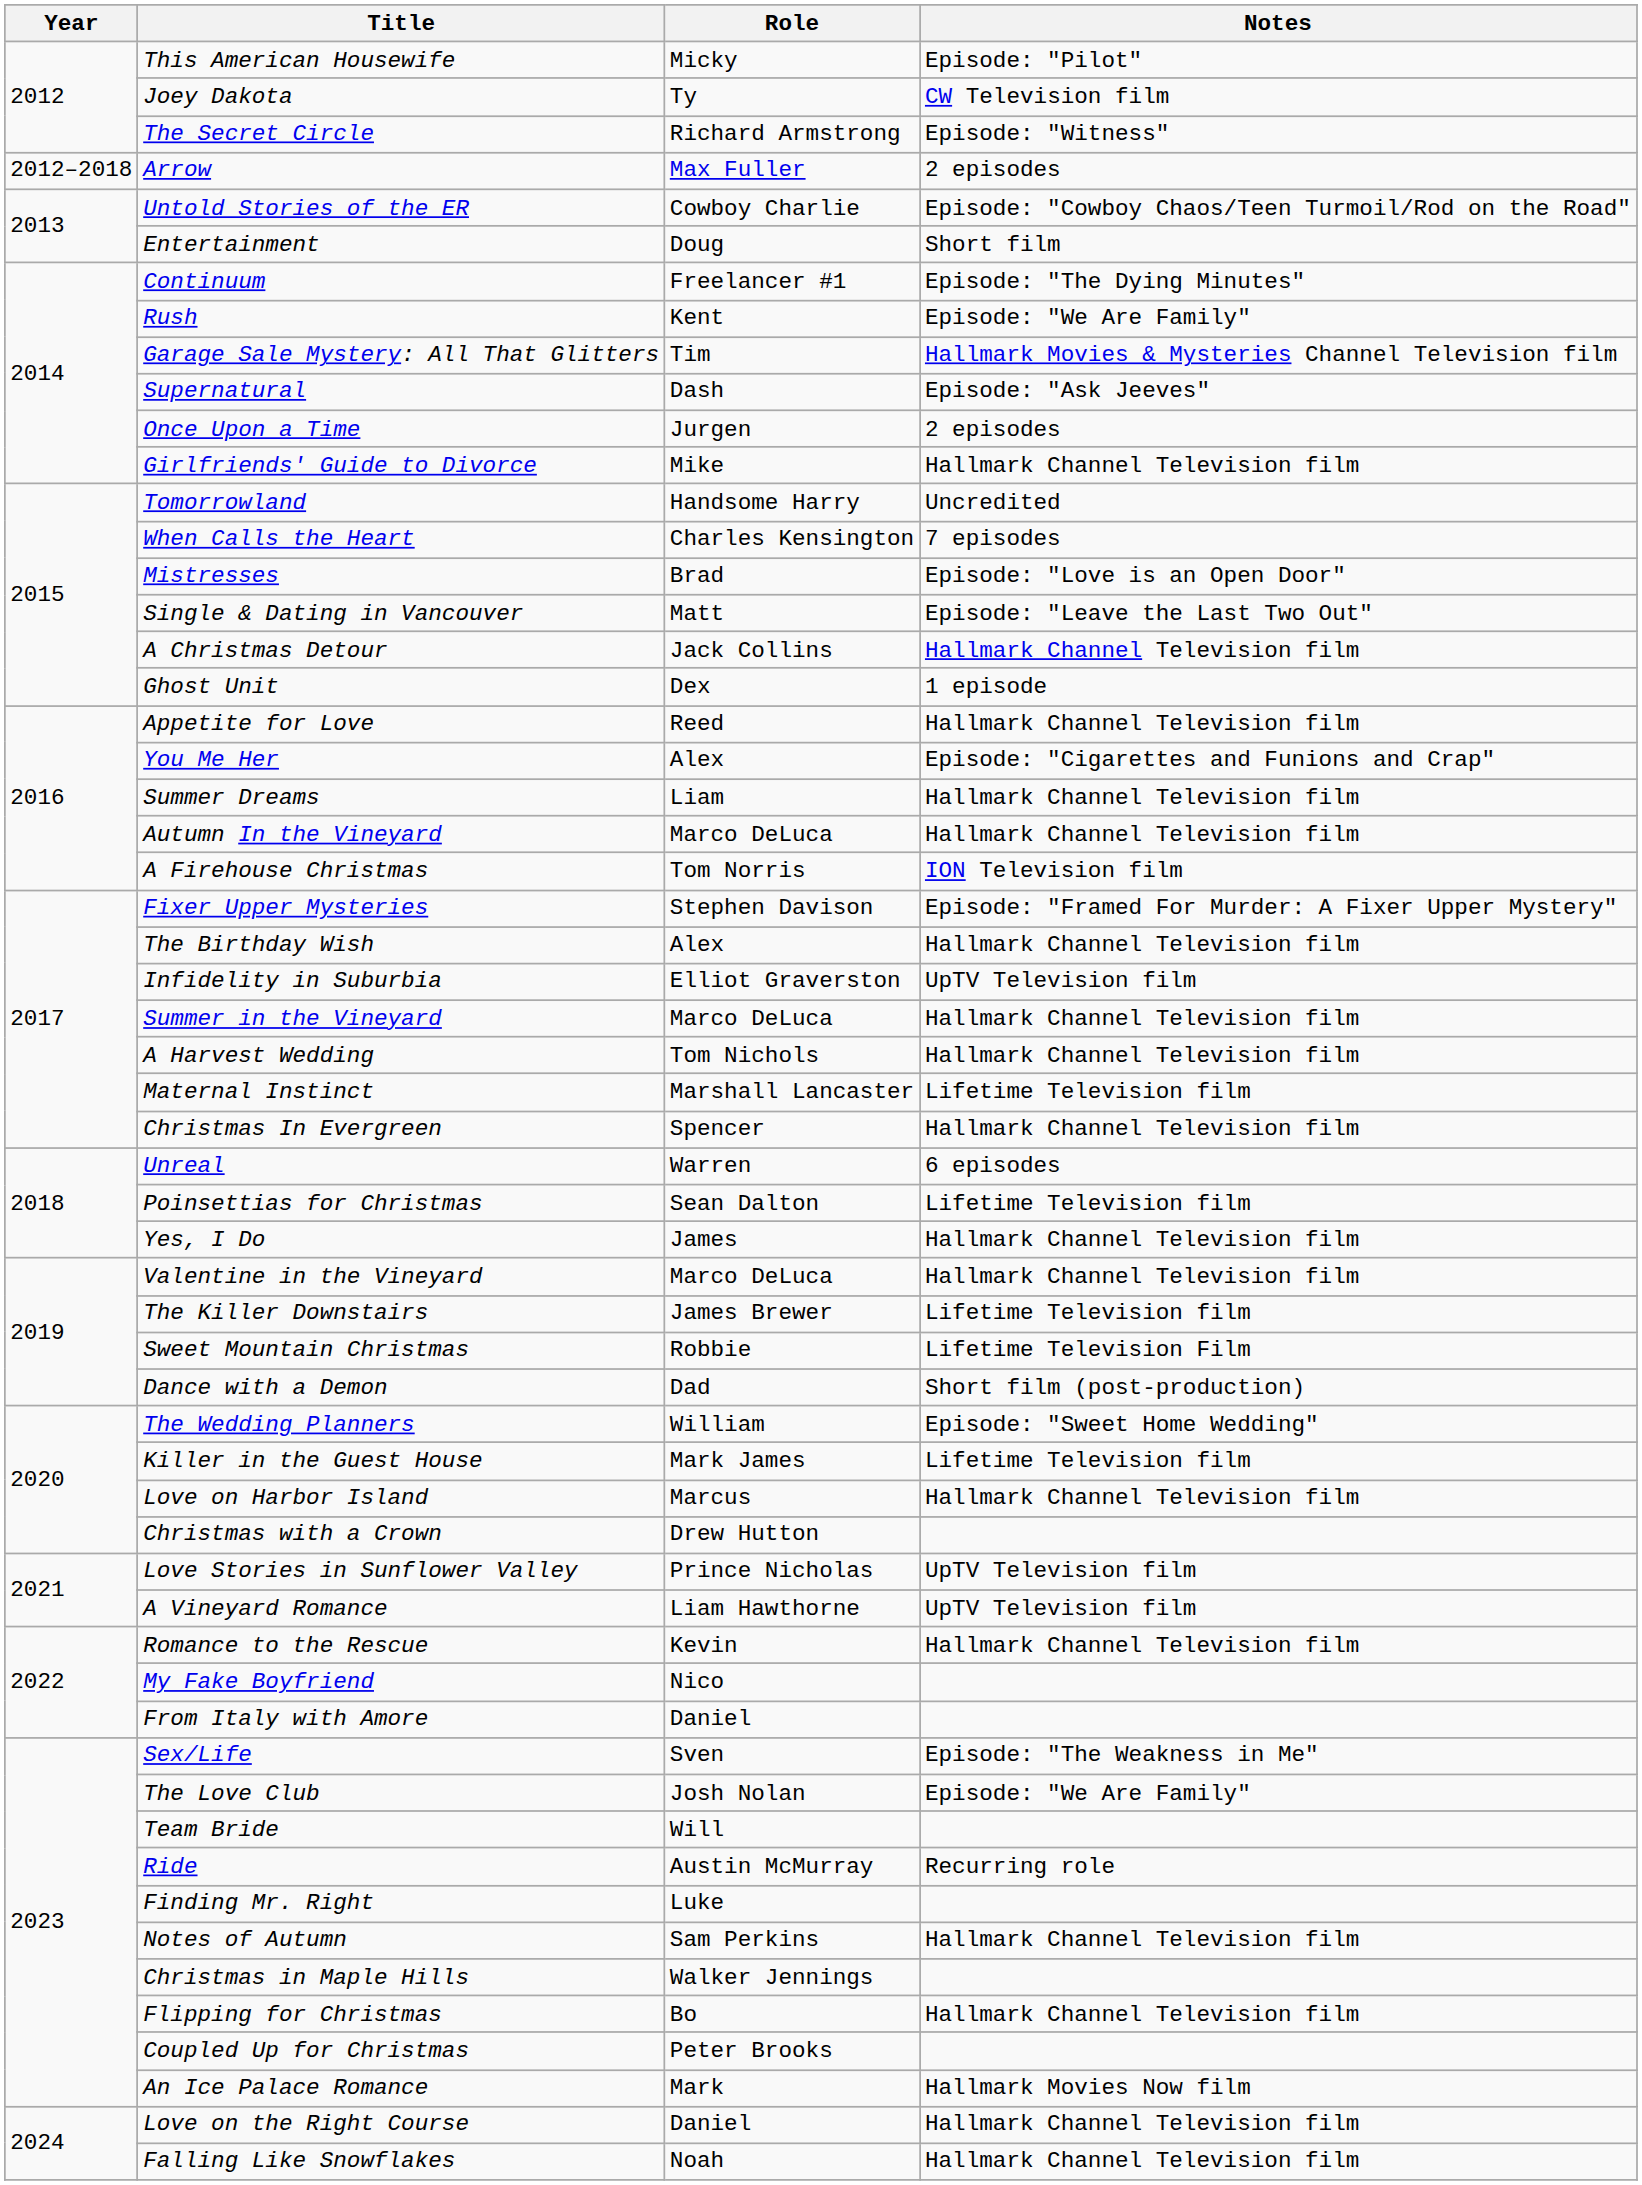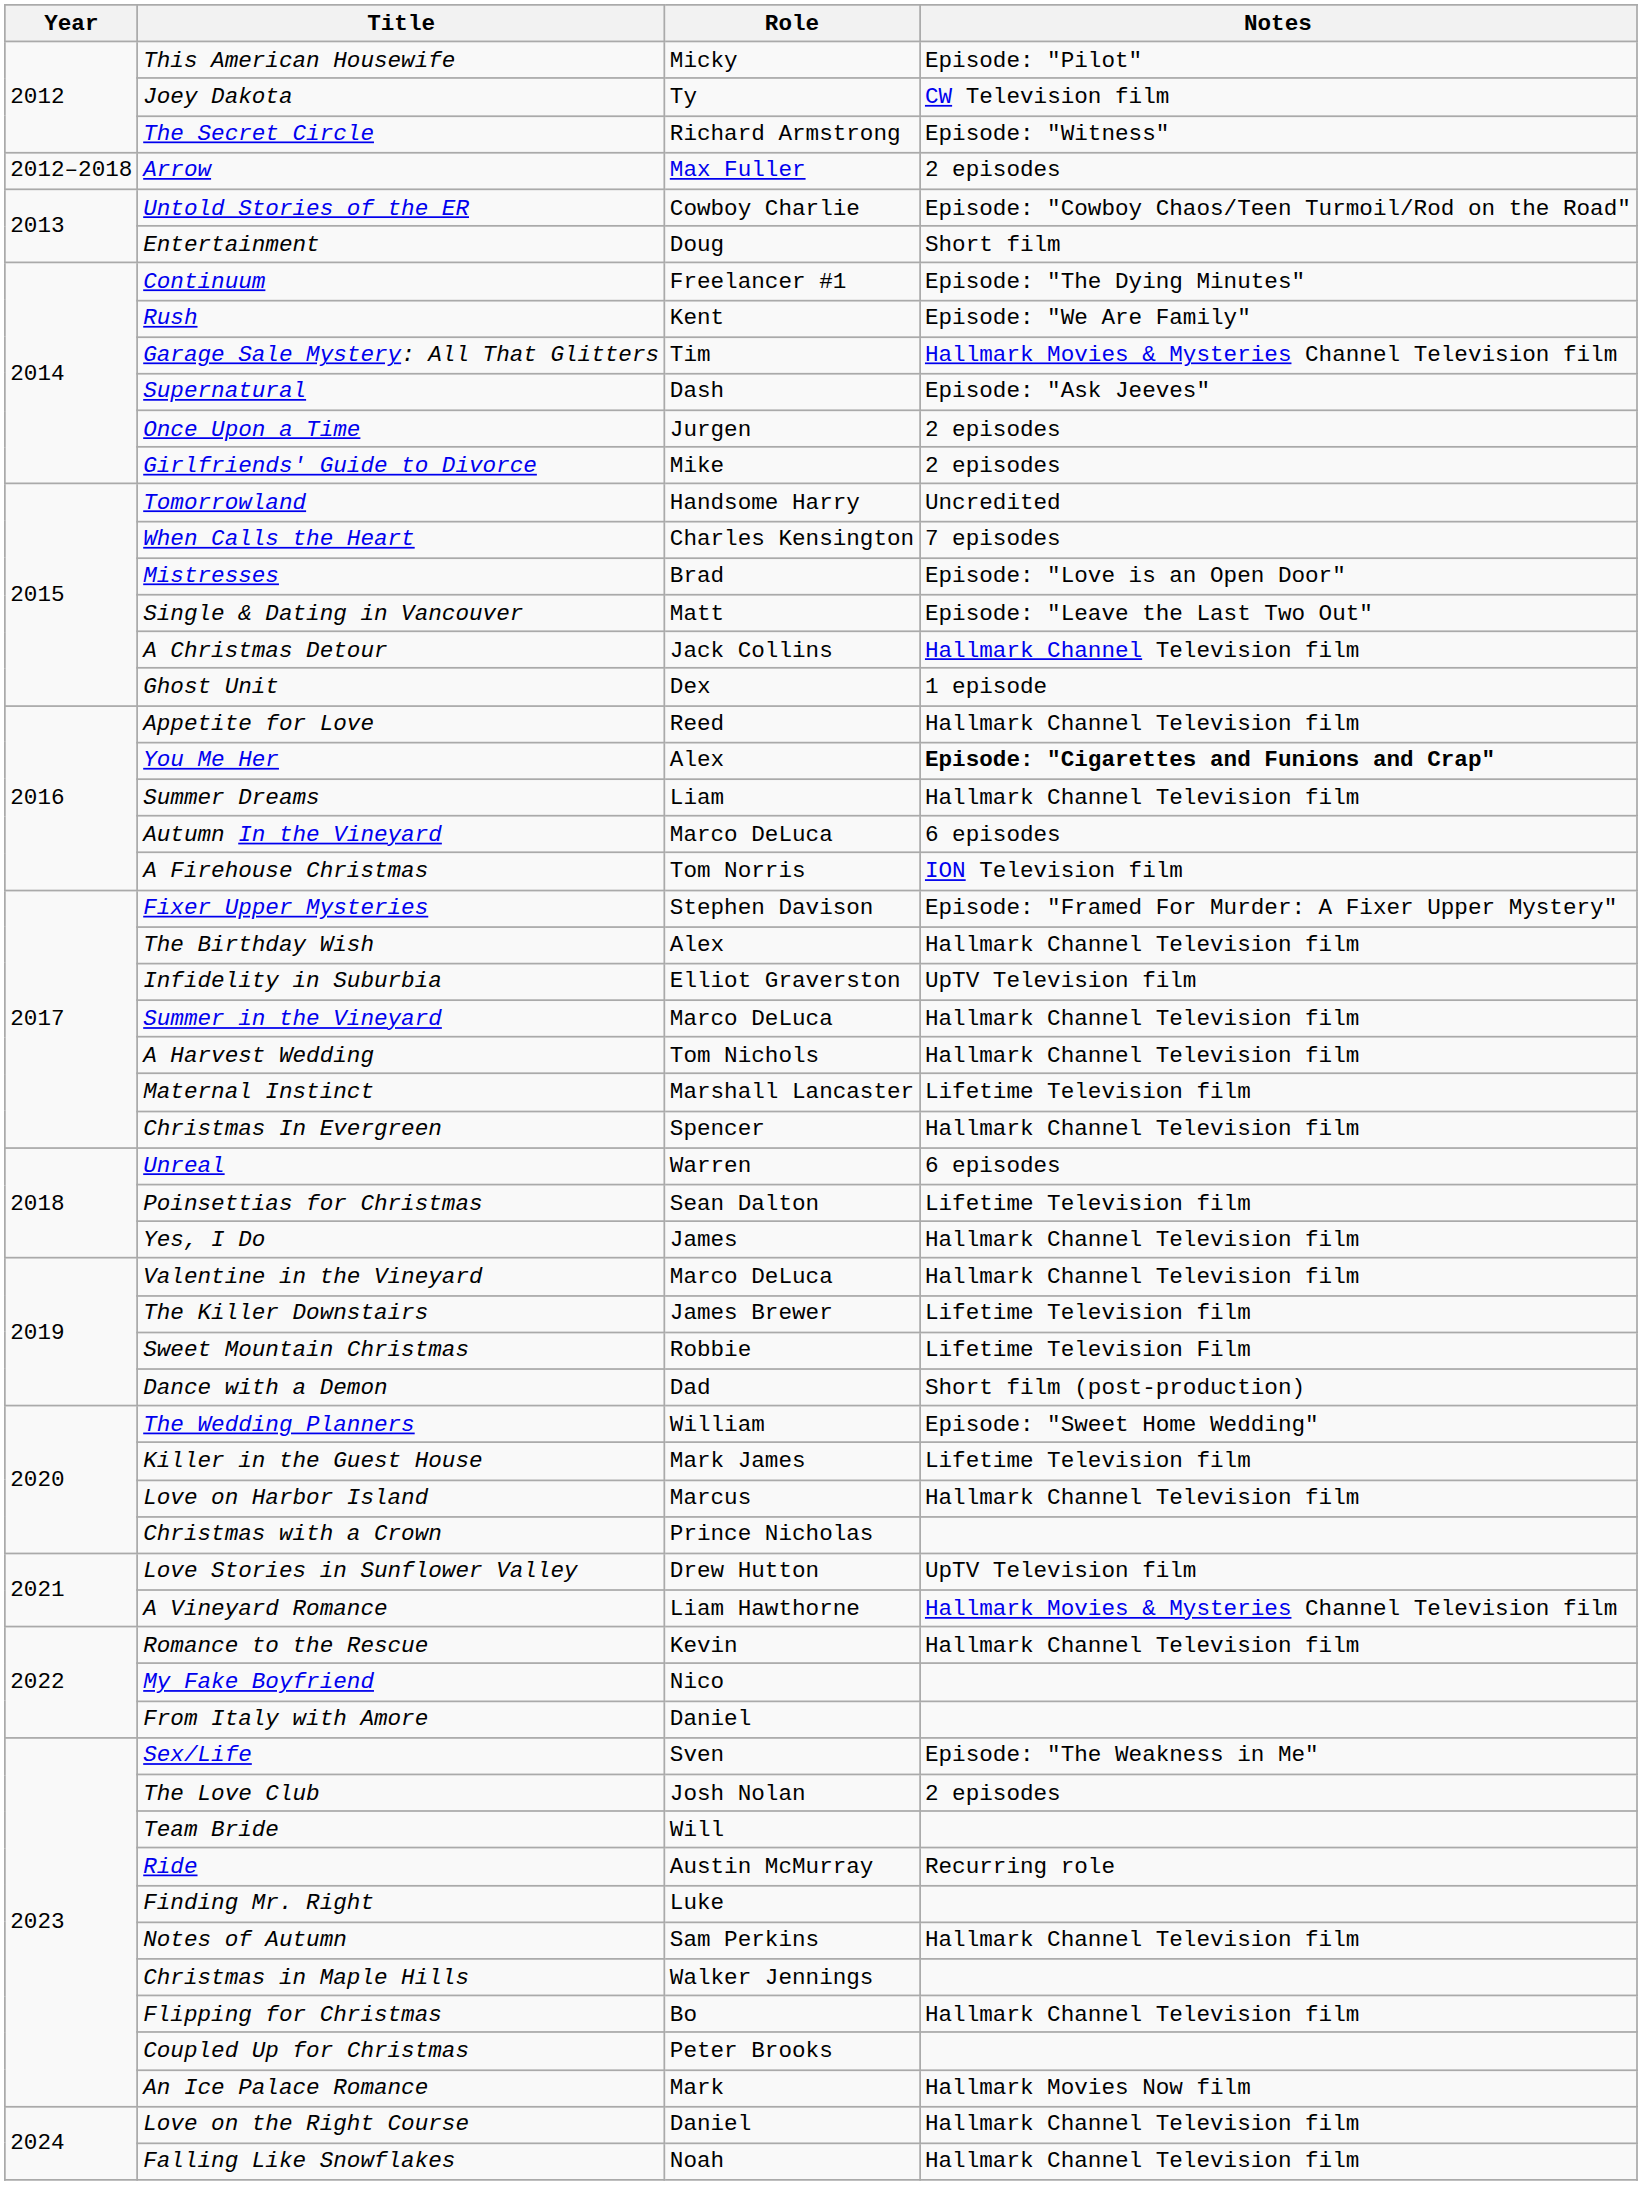(1142, 466) Hallmark Channel Television film -> (993, 466) 2 episodes
(1210, 761) normal -> (1210, 761) bold
(1142, 834) Hallmark Channel Television film -> (993, 834) 6 episodes
(744, 1535) Drew Hutton -> (772, 1535) Prince Nicholas
(772, 1572) Prince Nicholas -> (744, 1572) Drew Hutton
(1061, 1609) UpTV Television film -> (1271, 1609) Hallmark Movies & Mysteries Channel Television film
(1088, 1793) Episode: "We Are Family" -> (993, 1793) 2 episodes
